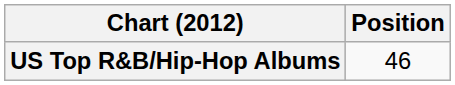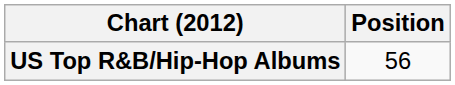(398, 60) 46 -> (398, 60) 56
